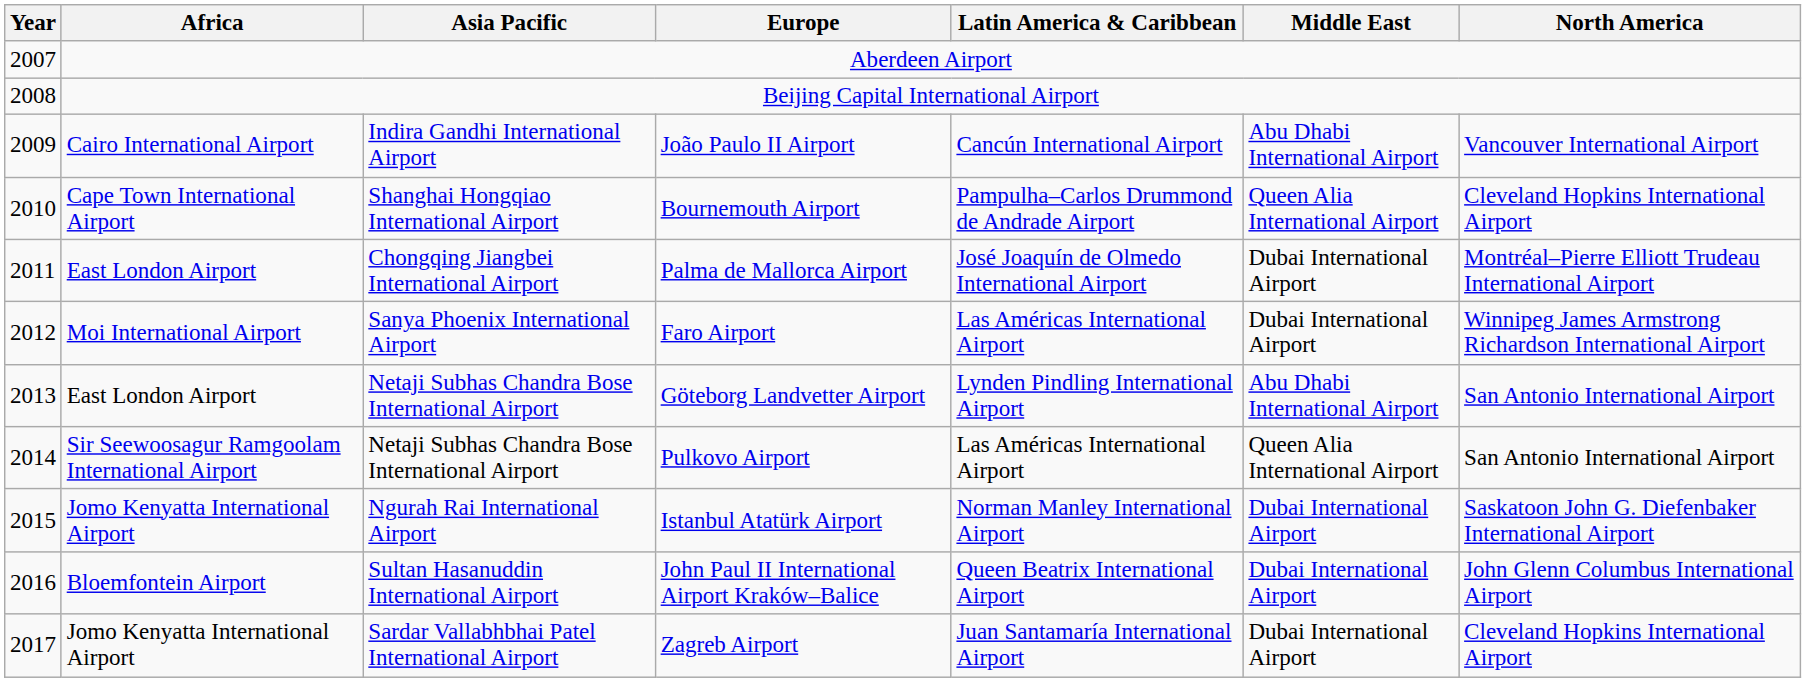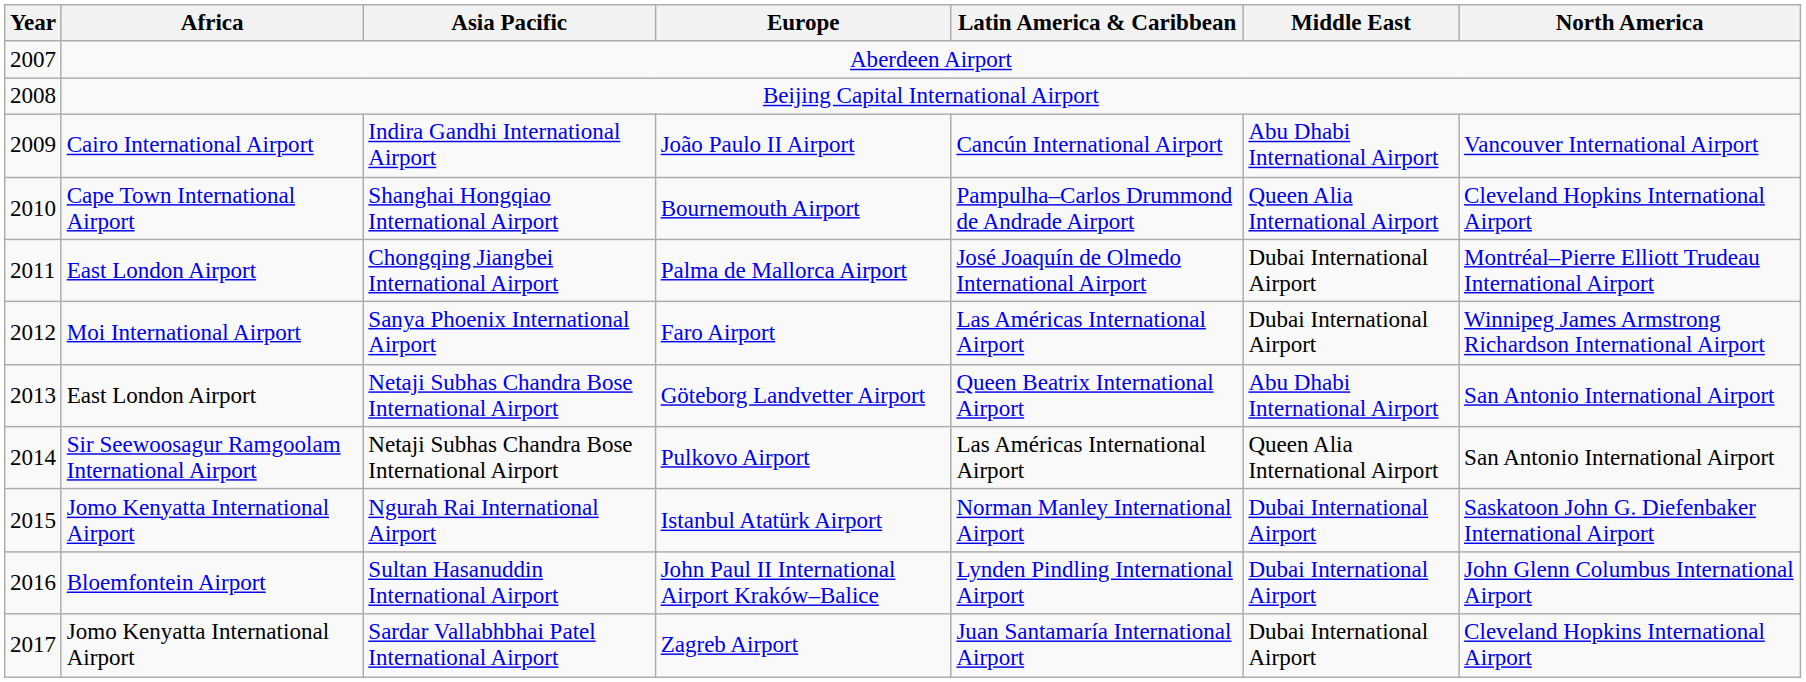(1095, 395) Lynden Pindling International Airport -> (1085, 395) Queen Beatrix International Airport
(1085, 582) Queen Beatrix International Airport -> (1095, 582) Lynden Pindling International Airport
